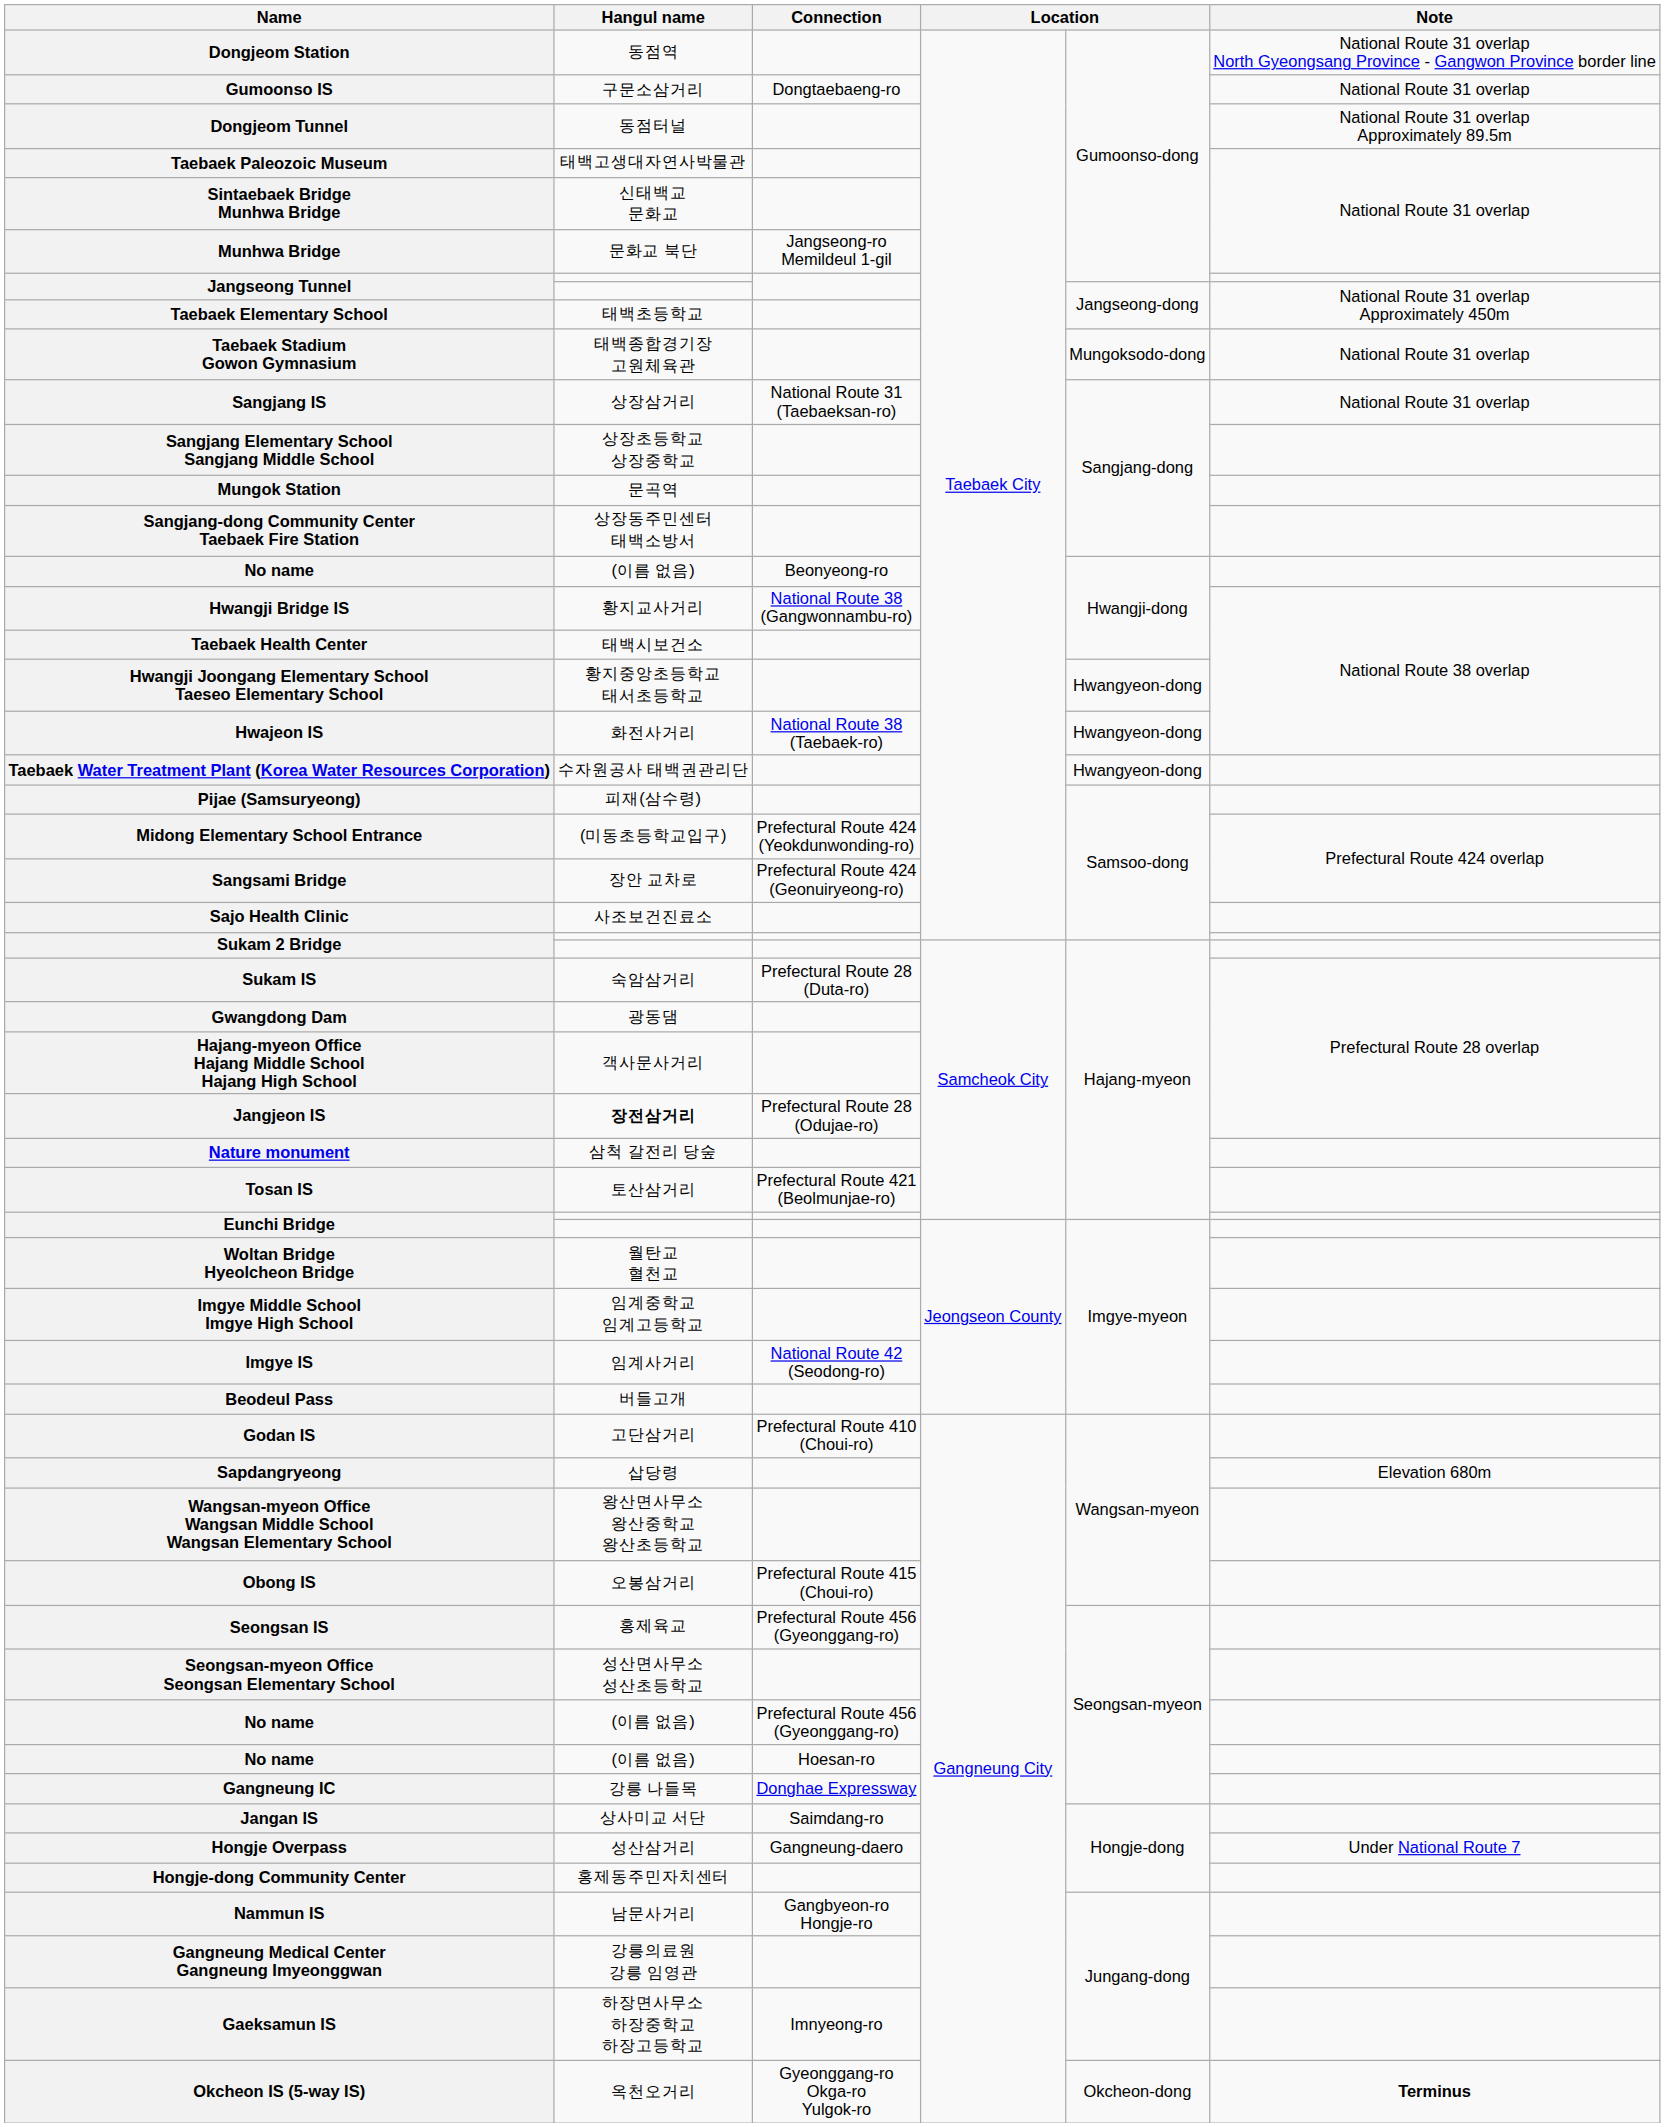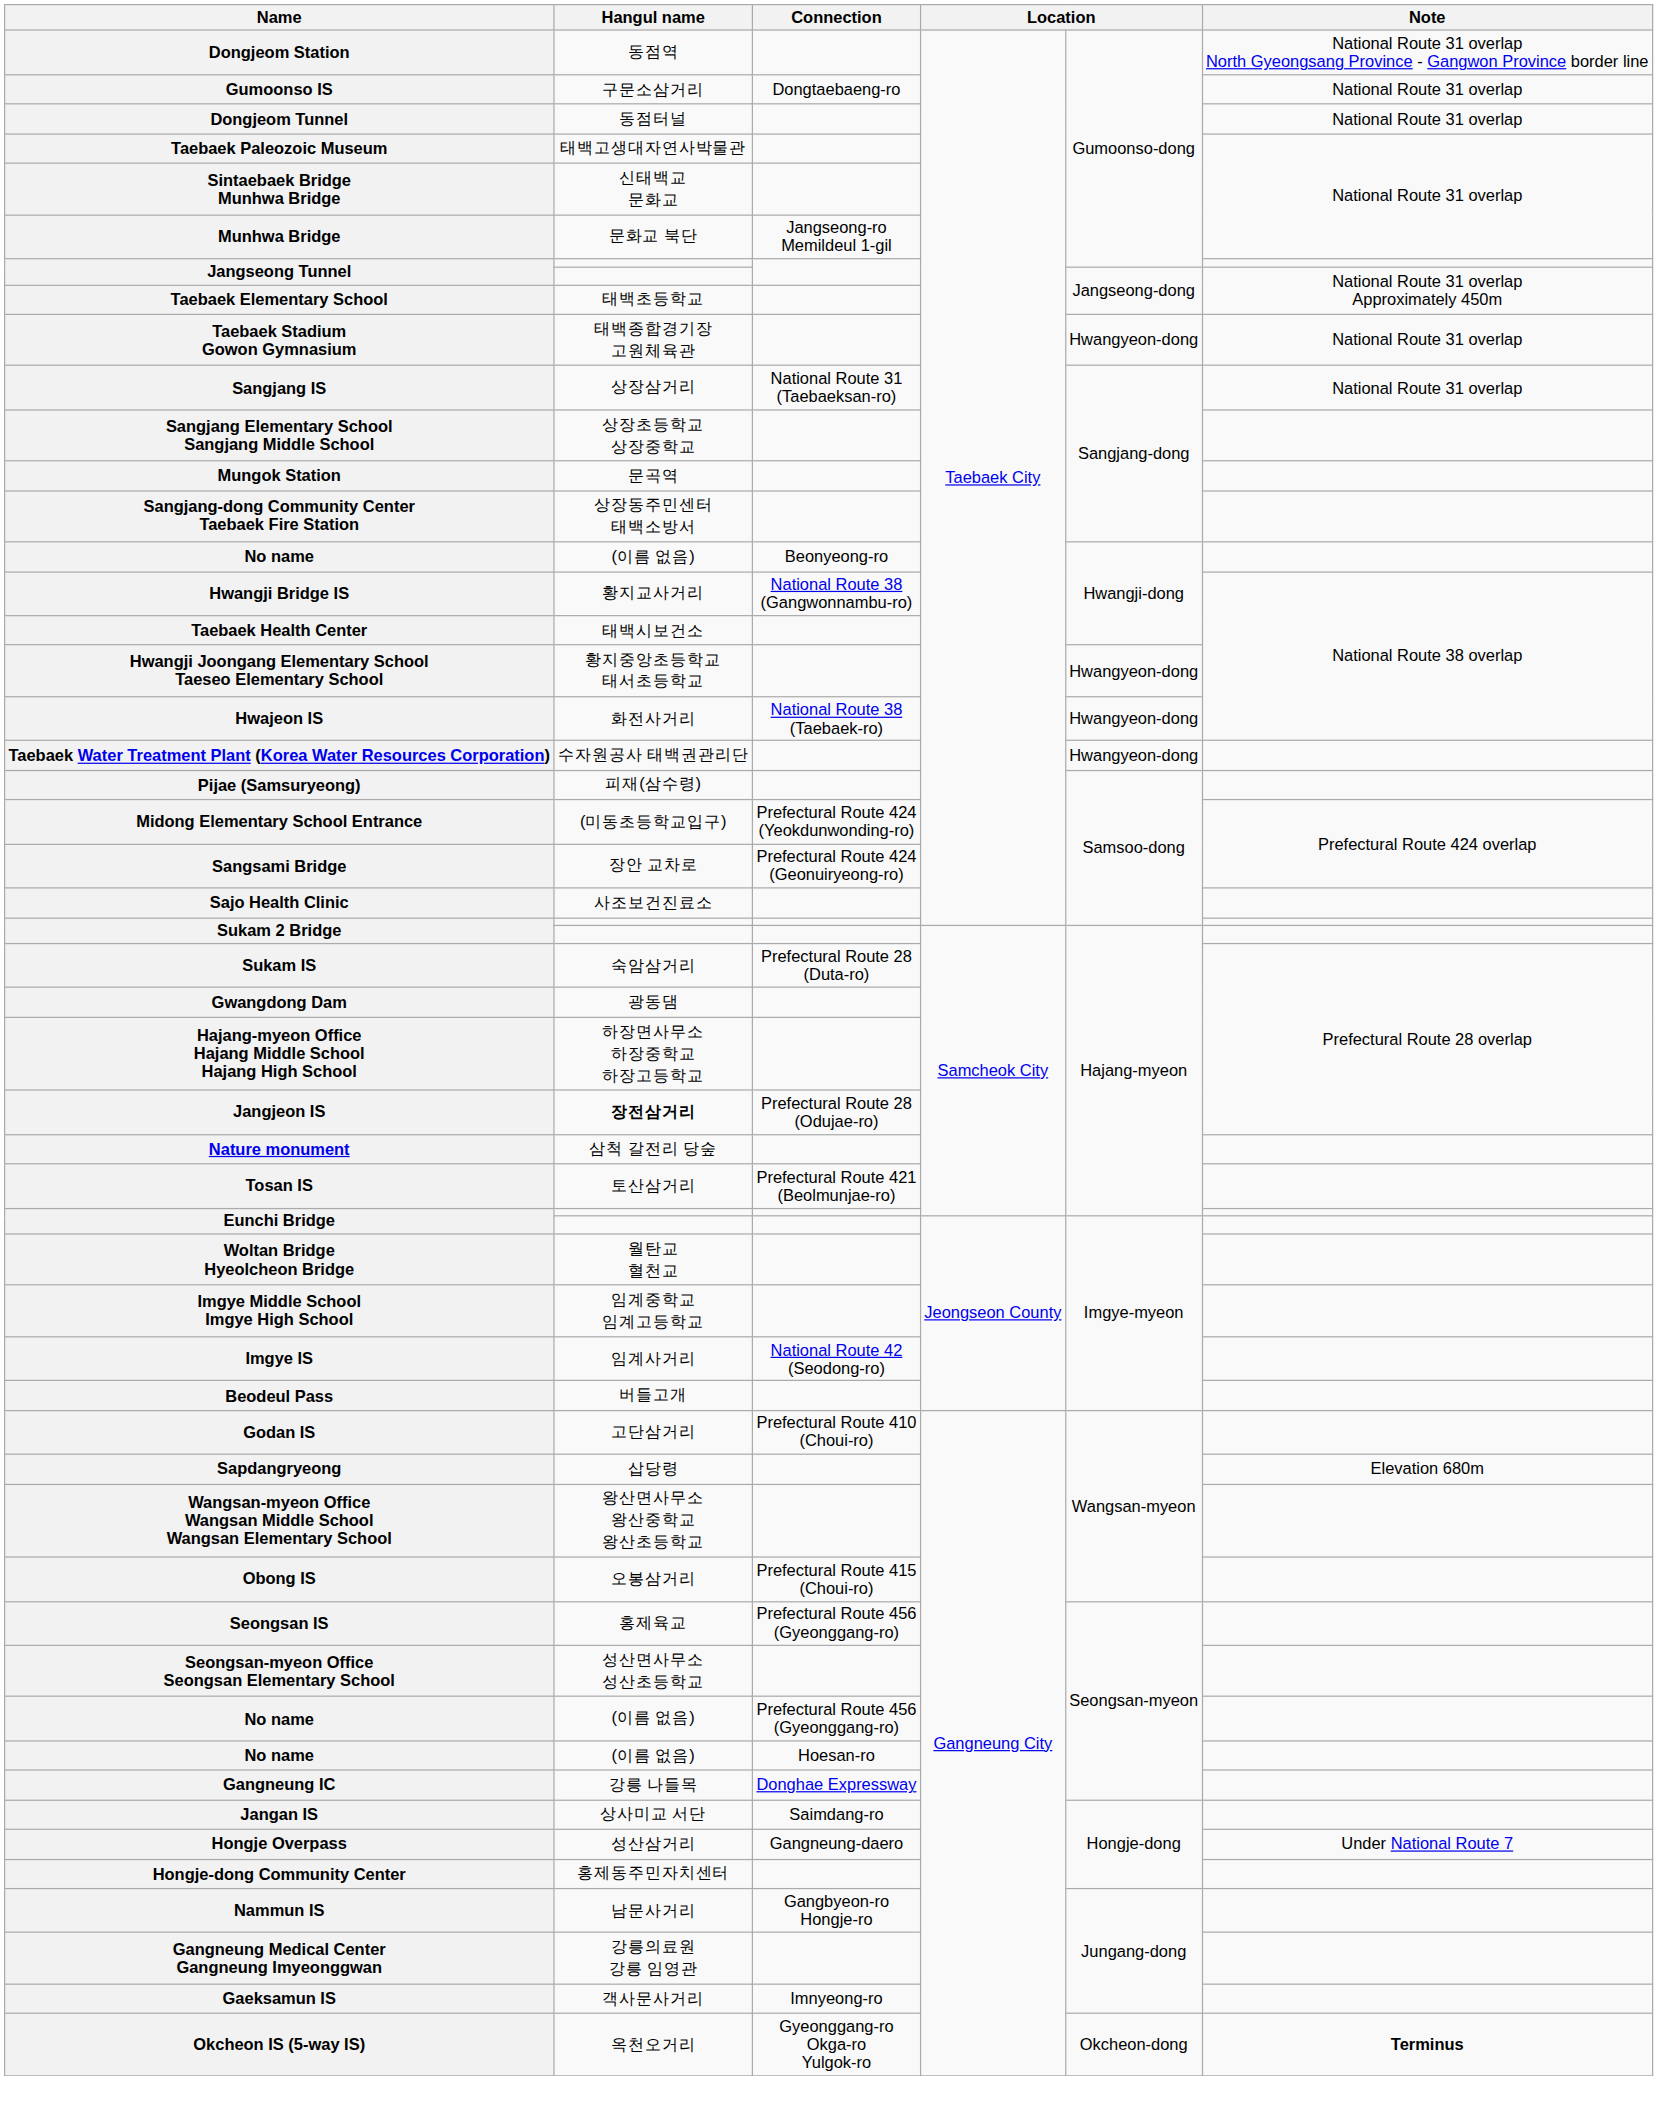(1435, 126) National Route 31 overlap Approximately 89.5m -> (1427, 119) National Route 31 overlap
(1137, 354) Mungoksodo-dong -> (1134, 340) Hwangyeon-dong
(653, 1062) 객사문사거리 -> (653, 1053) 하장면사무소 하장중학교 하장고등학교
(653, 2023) 하장면사무소 하장중학교 하장고등학교 -> (653, 1998) 객사문사거리
